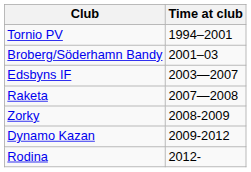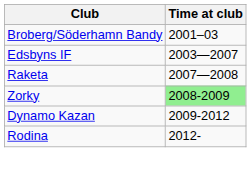- row: (35, 34)
(199, 116) no background -> (199, 95) lightgreen background
